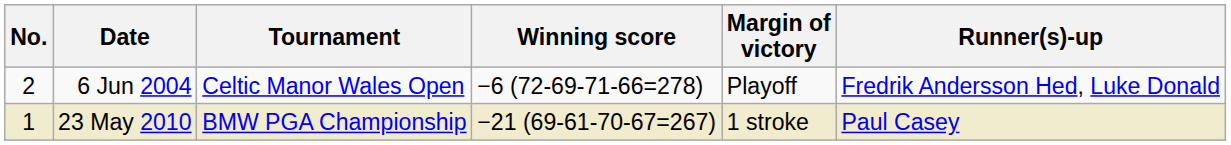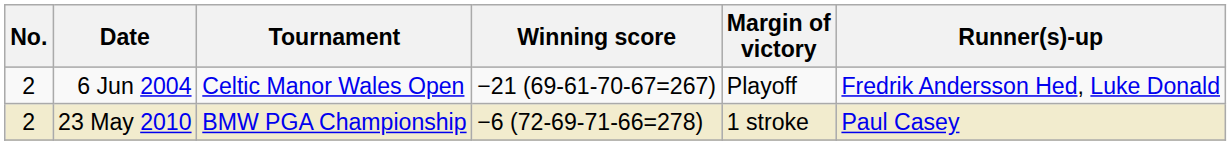(590, 86) −6 (72-69-71-66=278) -> (597, 86) −21 (69-61-70-67=267)
(29, 122) 1 -> (29, 122) 2
(597, 122) −21 (69-61-70-67=267) -> (590, 122) −6 (72-69-71-66=278)
